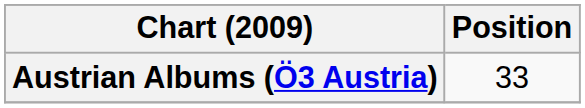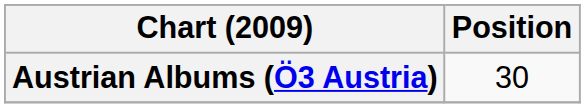(512, 77) 33 -> (512, 77) 30
